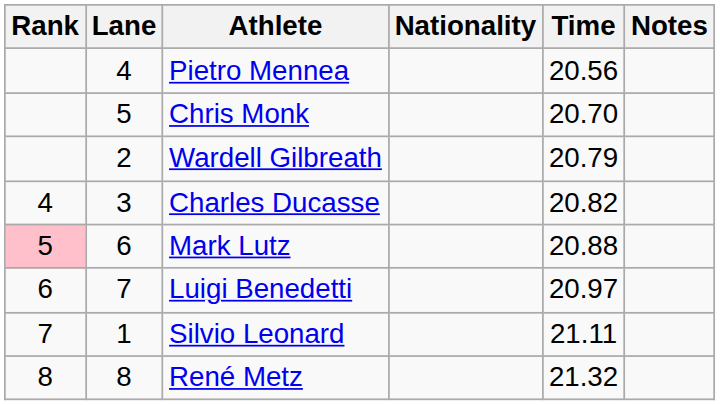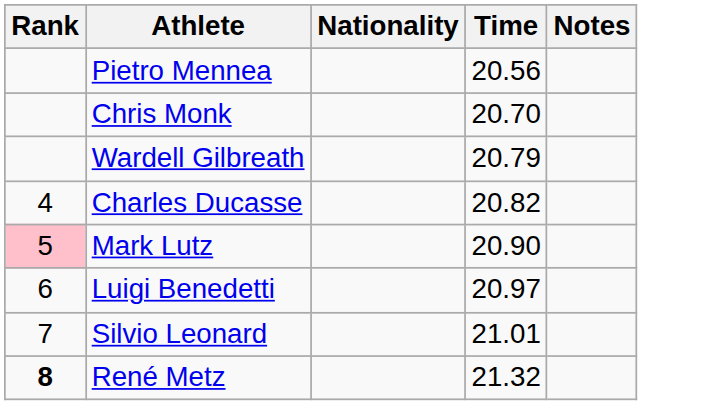- column: (124, 26)
(584, 245) 20.88 -> (506, 245) 20.90
(584, 333) 21.11 -> (506, 333) 21.01
(45, 377) normal -> (45, 377) bold
